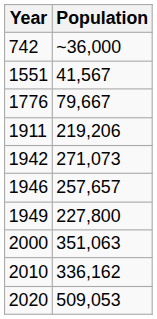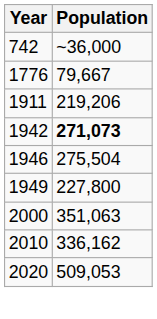- row: (28, 74)
(88, 159) normal -> (88, 131) bold
(88, 187) 257,657 -> (88, 159) 275,504
